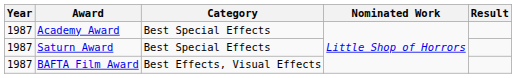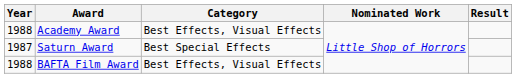(20, 30) 1987 -> (20, 30) 1988
(207, 30) Best Special Effects -> (232, 30) Best Effects, Visual Effects
(20, 64) 1987 -> (20, 64) 1988
